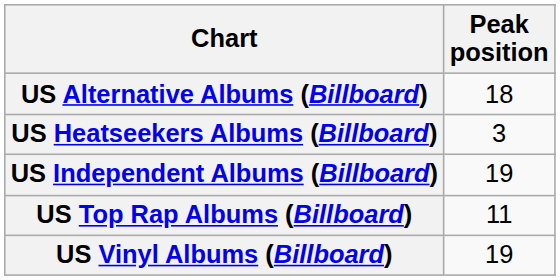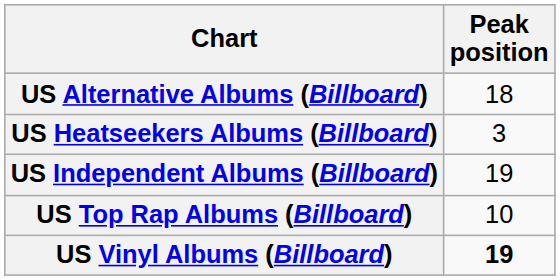(499, 214) 11 -> (499, 214) 10
(499, 255) normal -> (499, 255) bold
